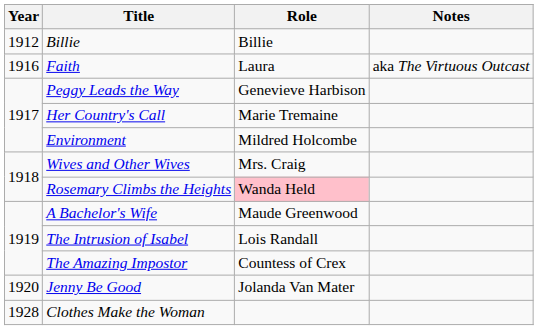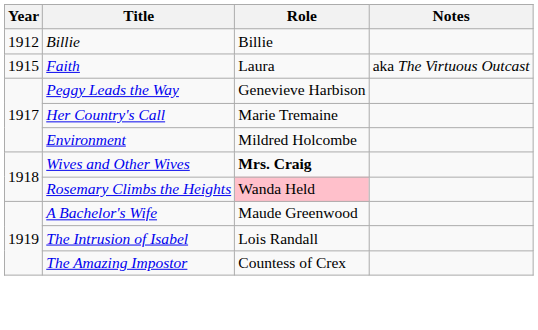(24, 66) 1916 -> (24, 66) 1915
(272, 164) normal -> (275, 164) bold
- row: (94, 287)
- row: (126, 312)
